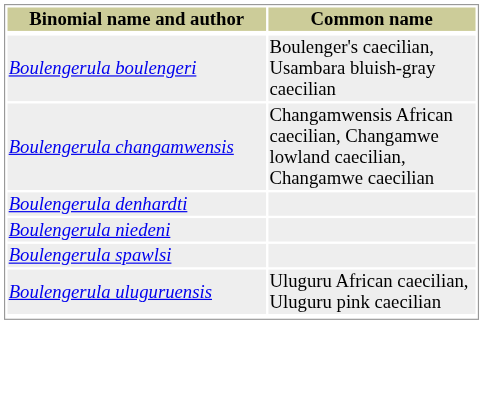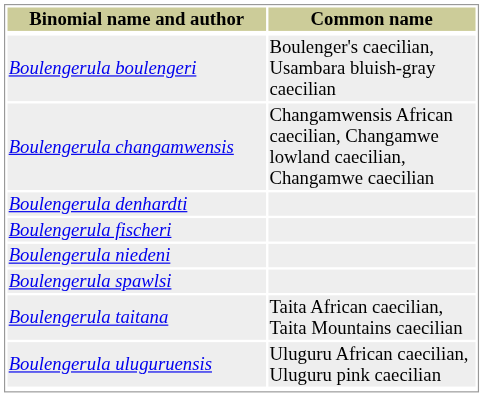+ row: (90, 229)
+ row: (88, 317)
